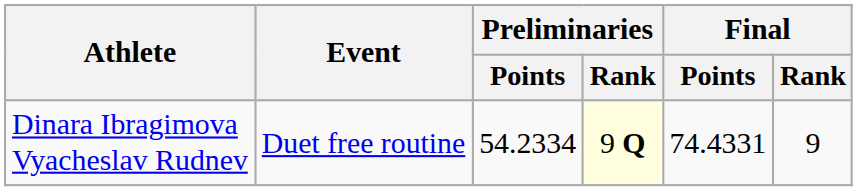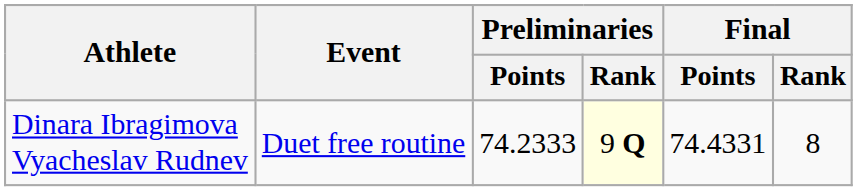(528, 142) 54.2334 -> (528, 142) 74.2333
(813, 142) 9 -> (813, 142) 8
